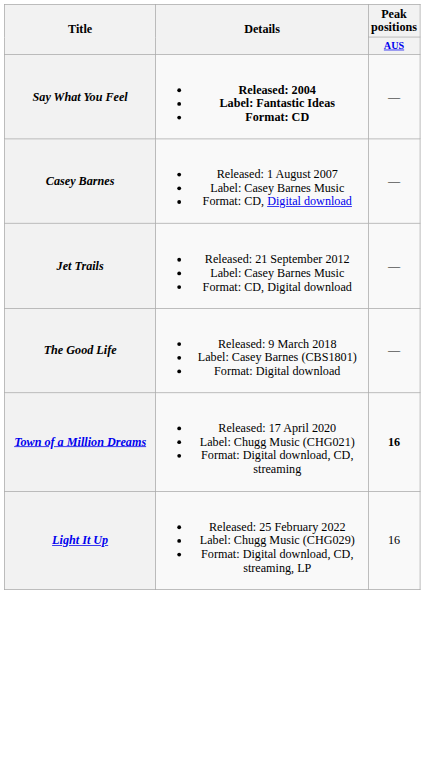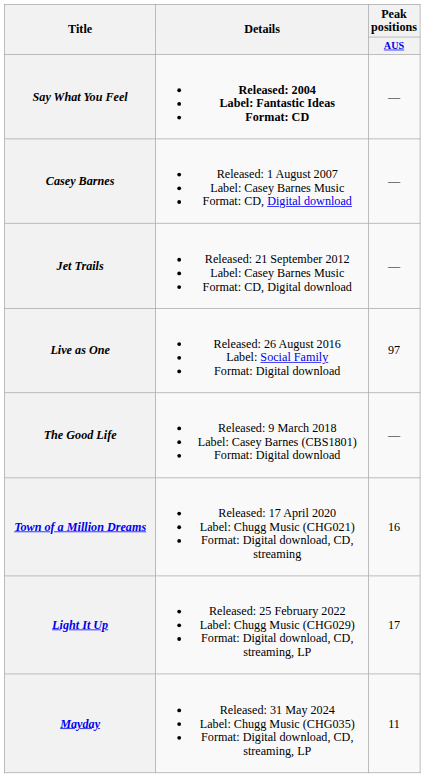+ row: (80, 350)
(394, 442) bold -> (394, 526) normal
(394, 540) 16 -> (394, 625) 17
+ row: (80, 723)
